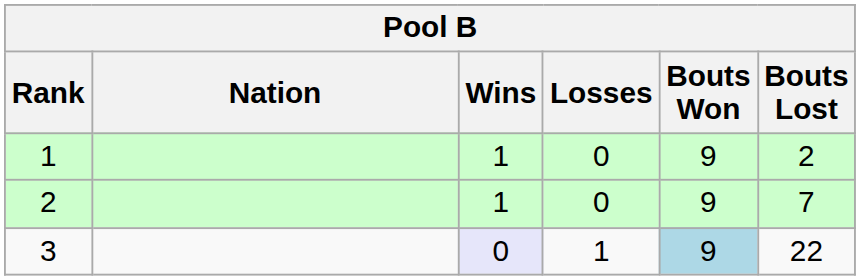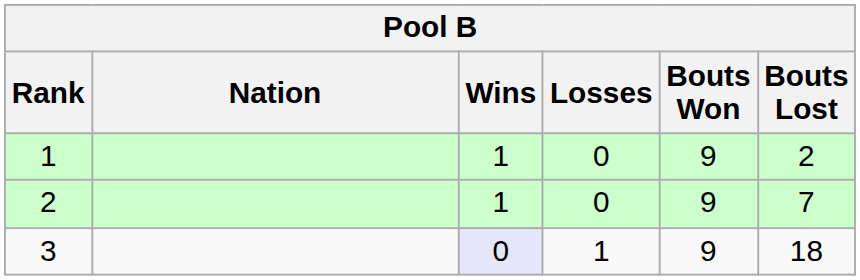(708, 250) lightblue background -> (708, 250) no background
(806, 250) 22 -> (806, 250) 18
